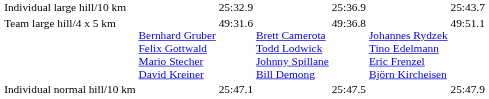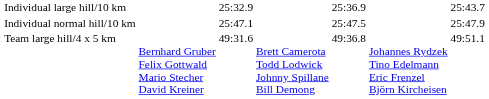rows swapped: (70, 90) <-> (60, 23)
